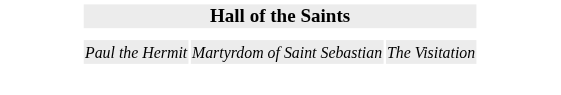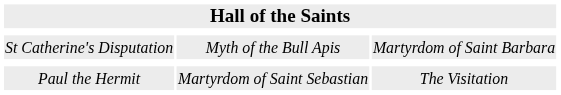+ row: (89, 48)
